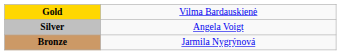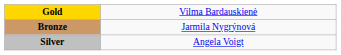rows swapped: (52, 27) <-> (52, 42)
